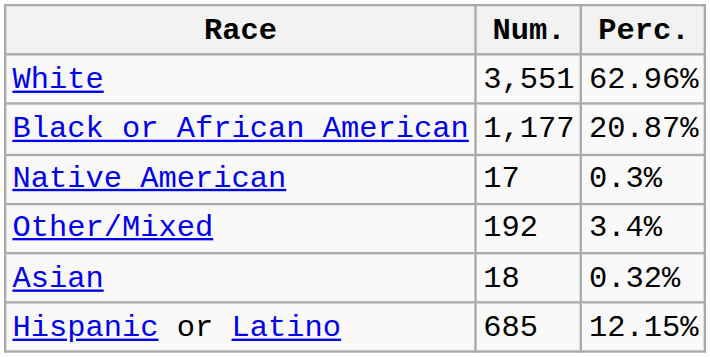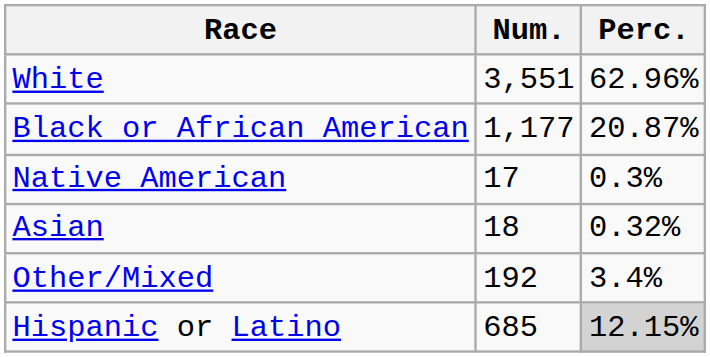rows swapped: (58, 278) <-> (113, 228)
(644, 327) no background -> (644, 327) lightgrey background
